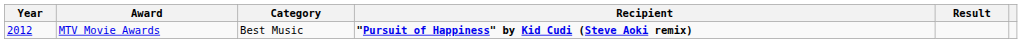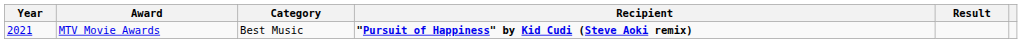(20, 30) 2012 -> (20, 30) 2021
